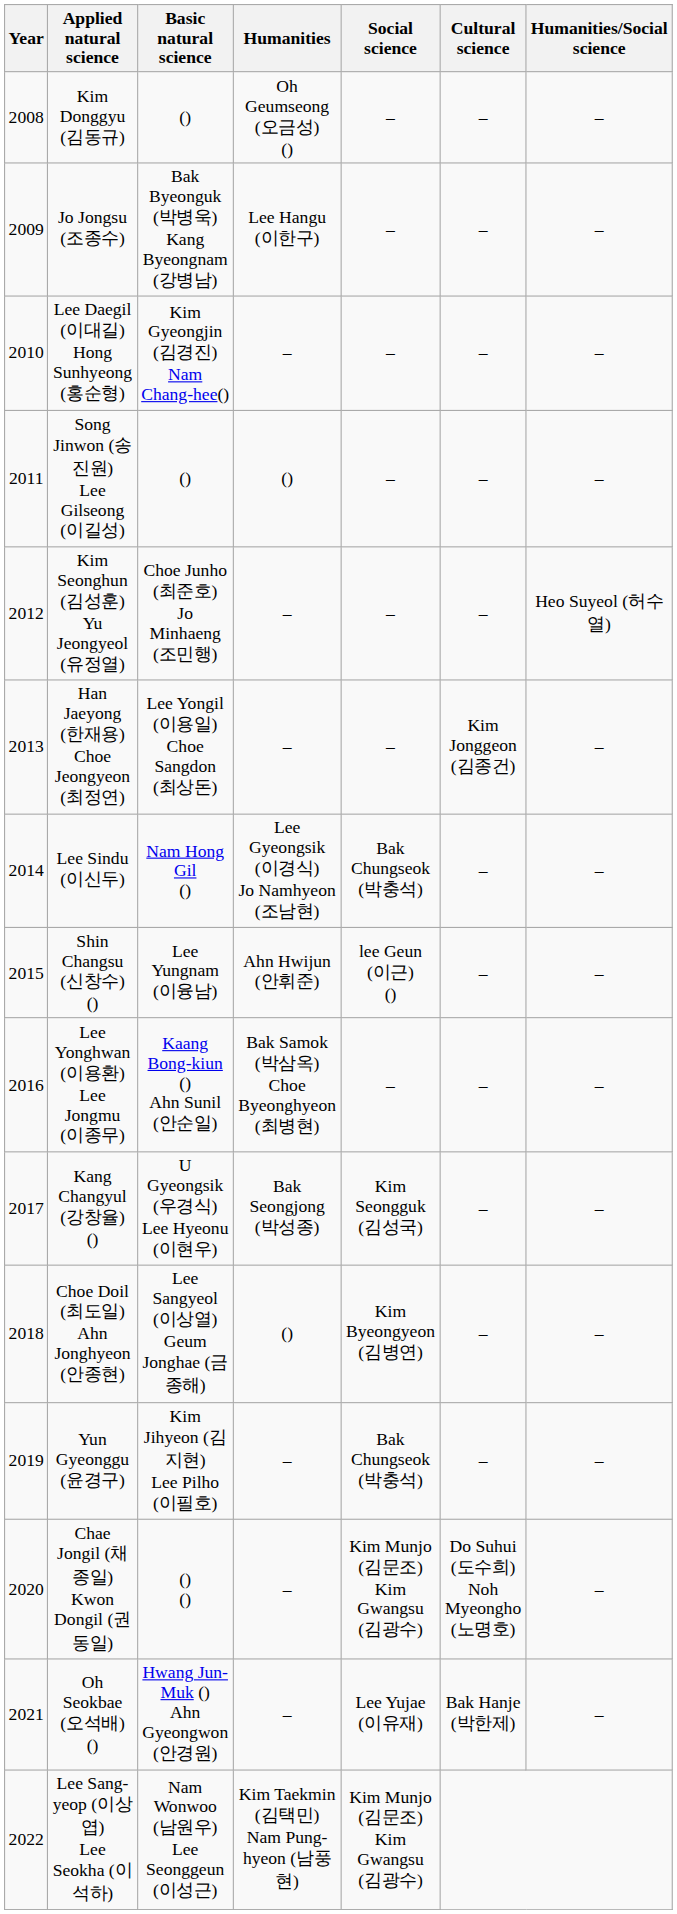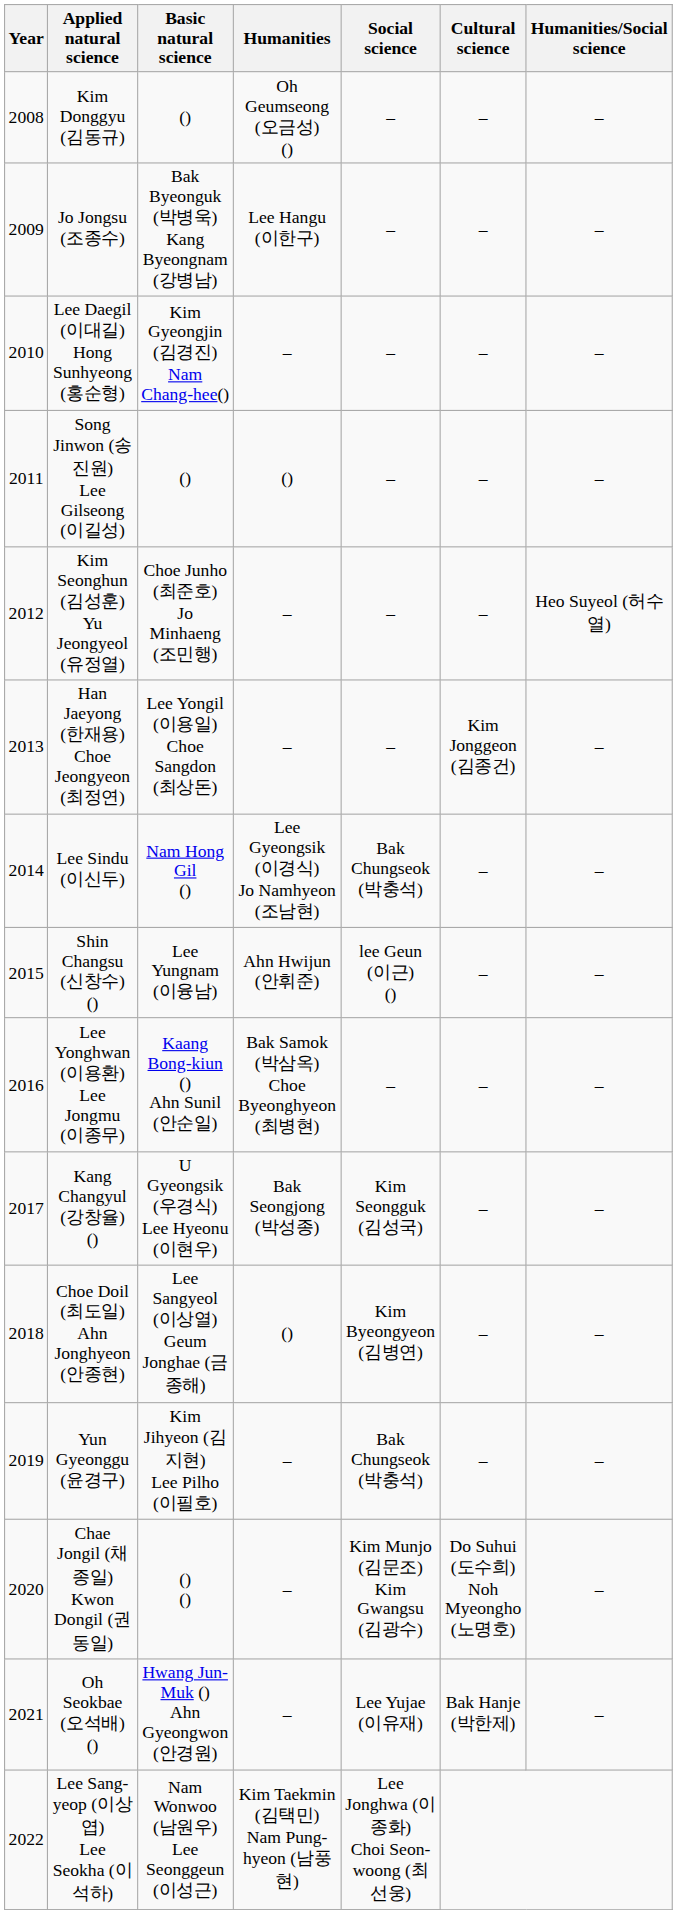(390, 1838) Kim Munjo (김문조) Kim Gwangsu (김광수) -> (391, 1838) Lee Jonghwa (이종화) Choi Seon-woong (최선웅)
